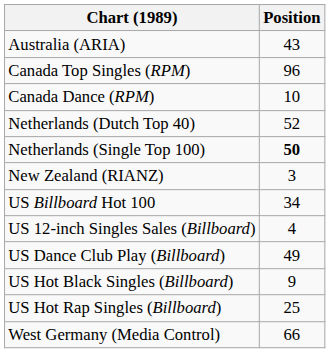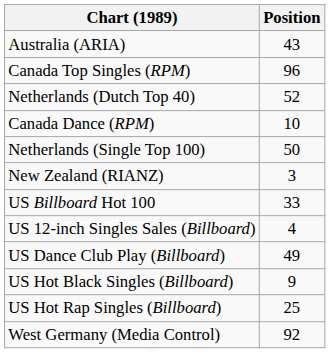rows swapped: (81, 96) <-> (102, 123)
(292, 149) bold -> (292, 149) normal
(292, 202) 34 -> (292, 202) 33
(292, 334) 66 -> (292, 334) 92
